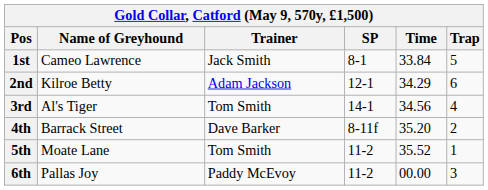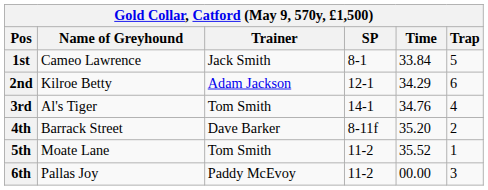(415, 106) 34.56 -> (415, 106) 34.76
